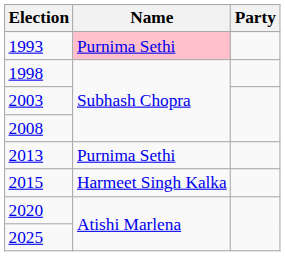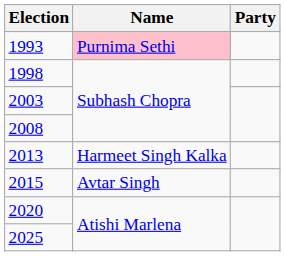(126, 155) Purnima Sethi -> (152, 155) Harmeet Singh Kalka
(152, 182) Harmeet Singh Kalka -> (118, 182) Avtar Singh
